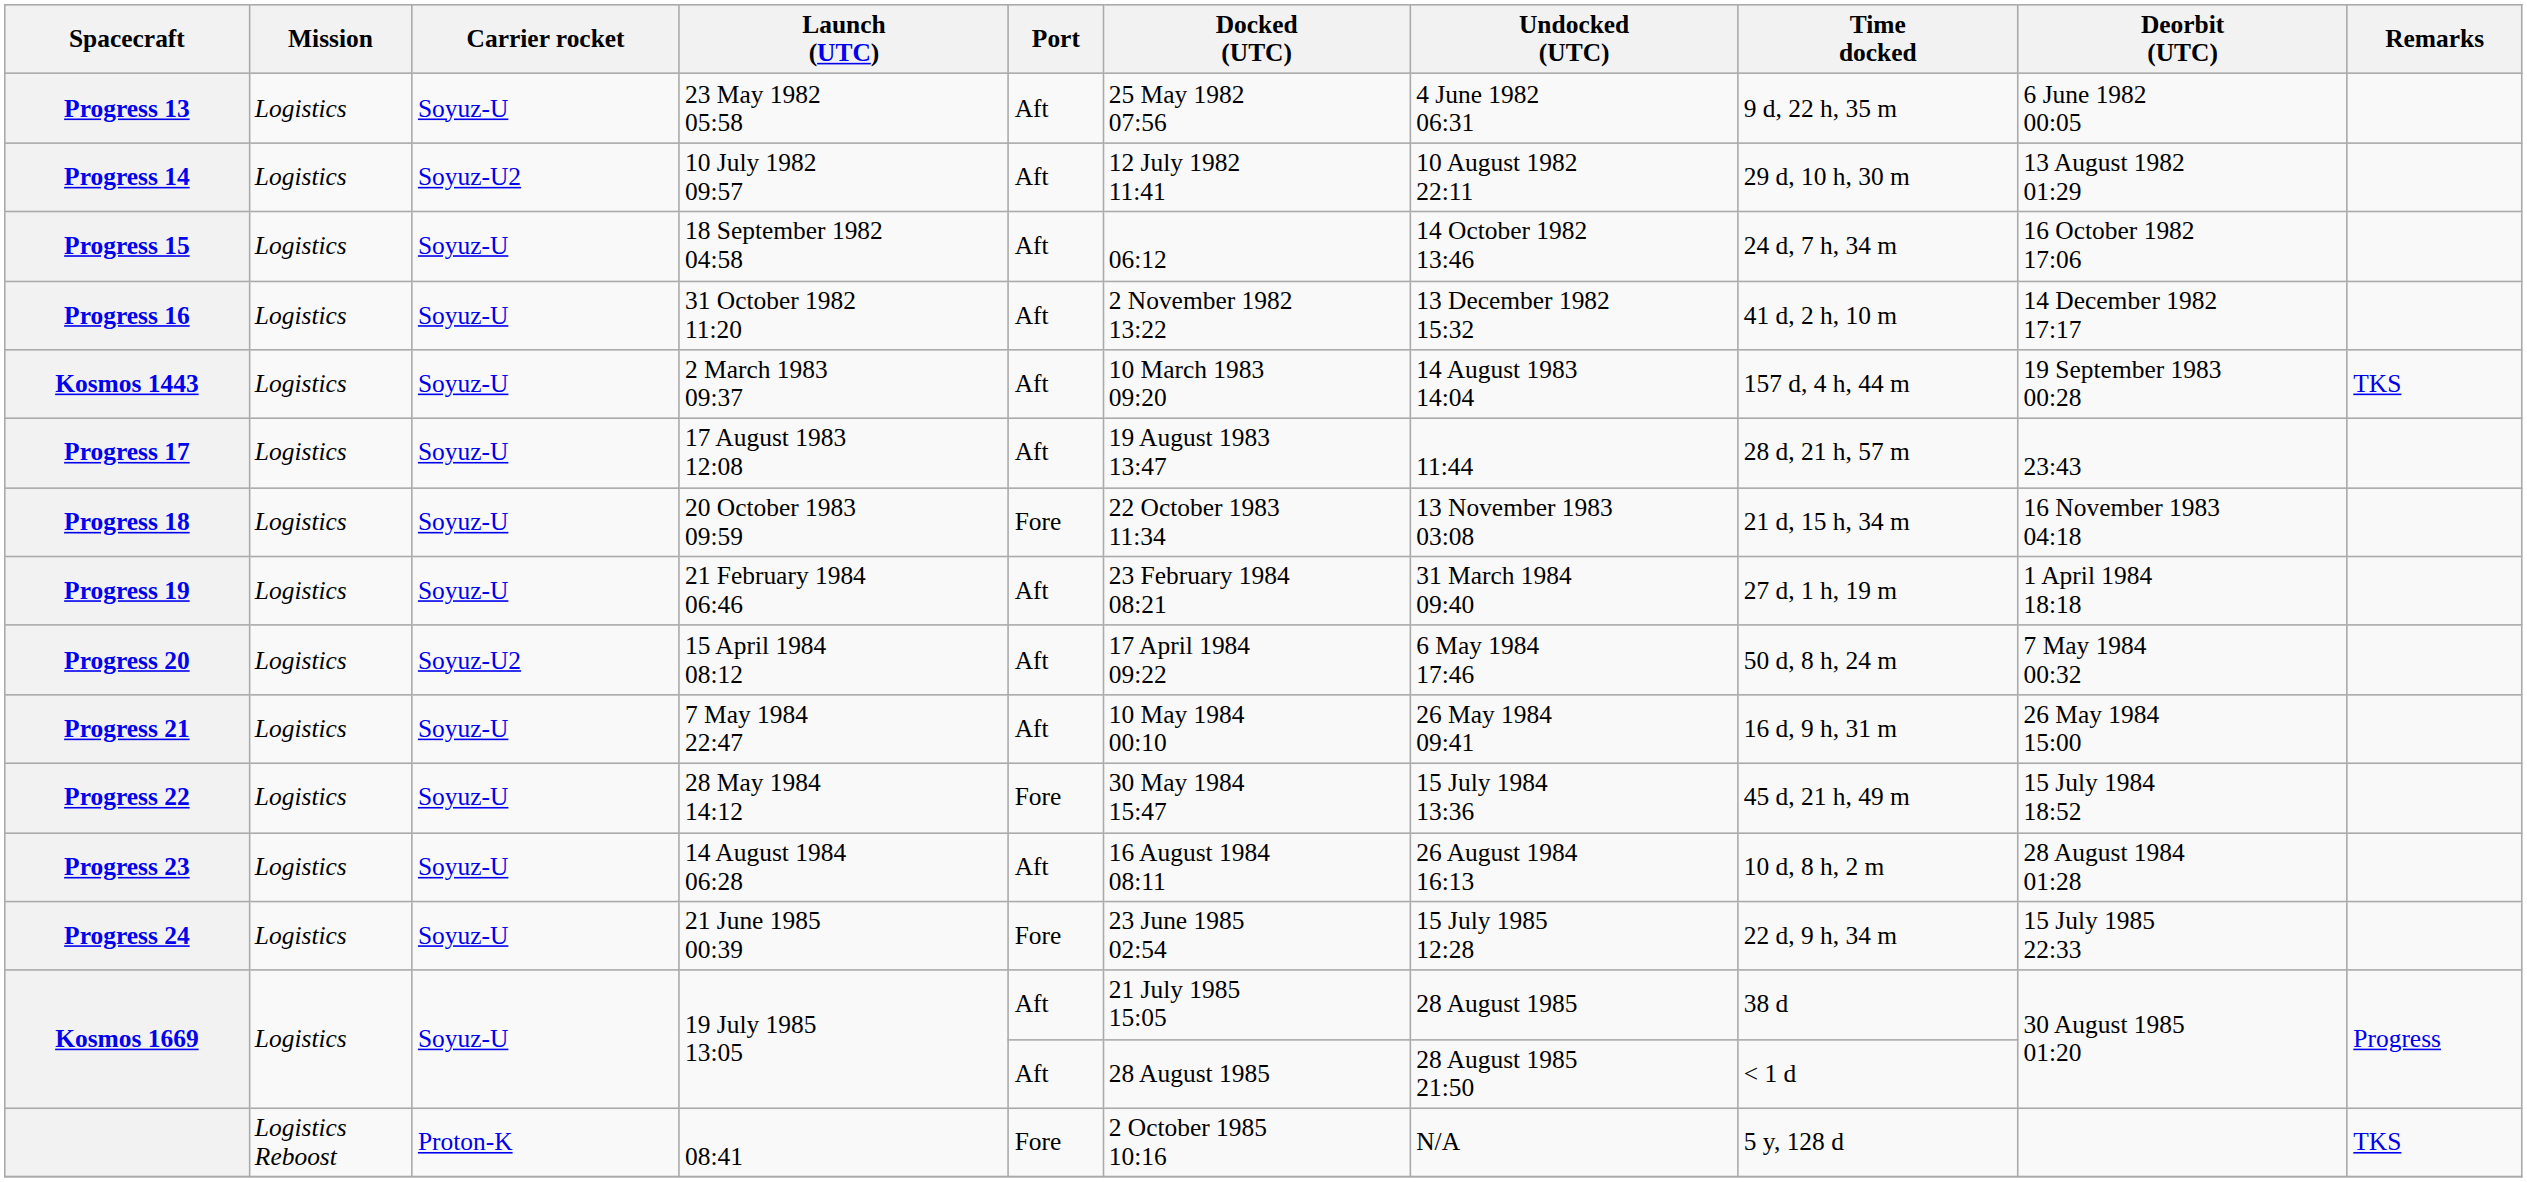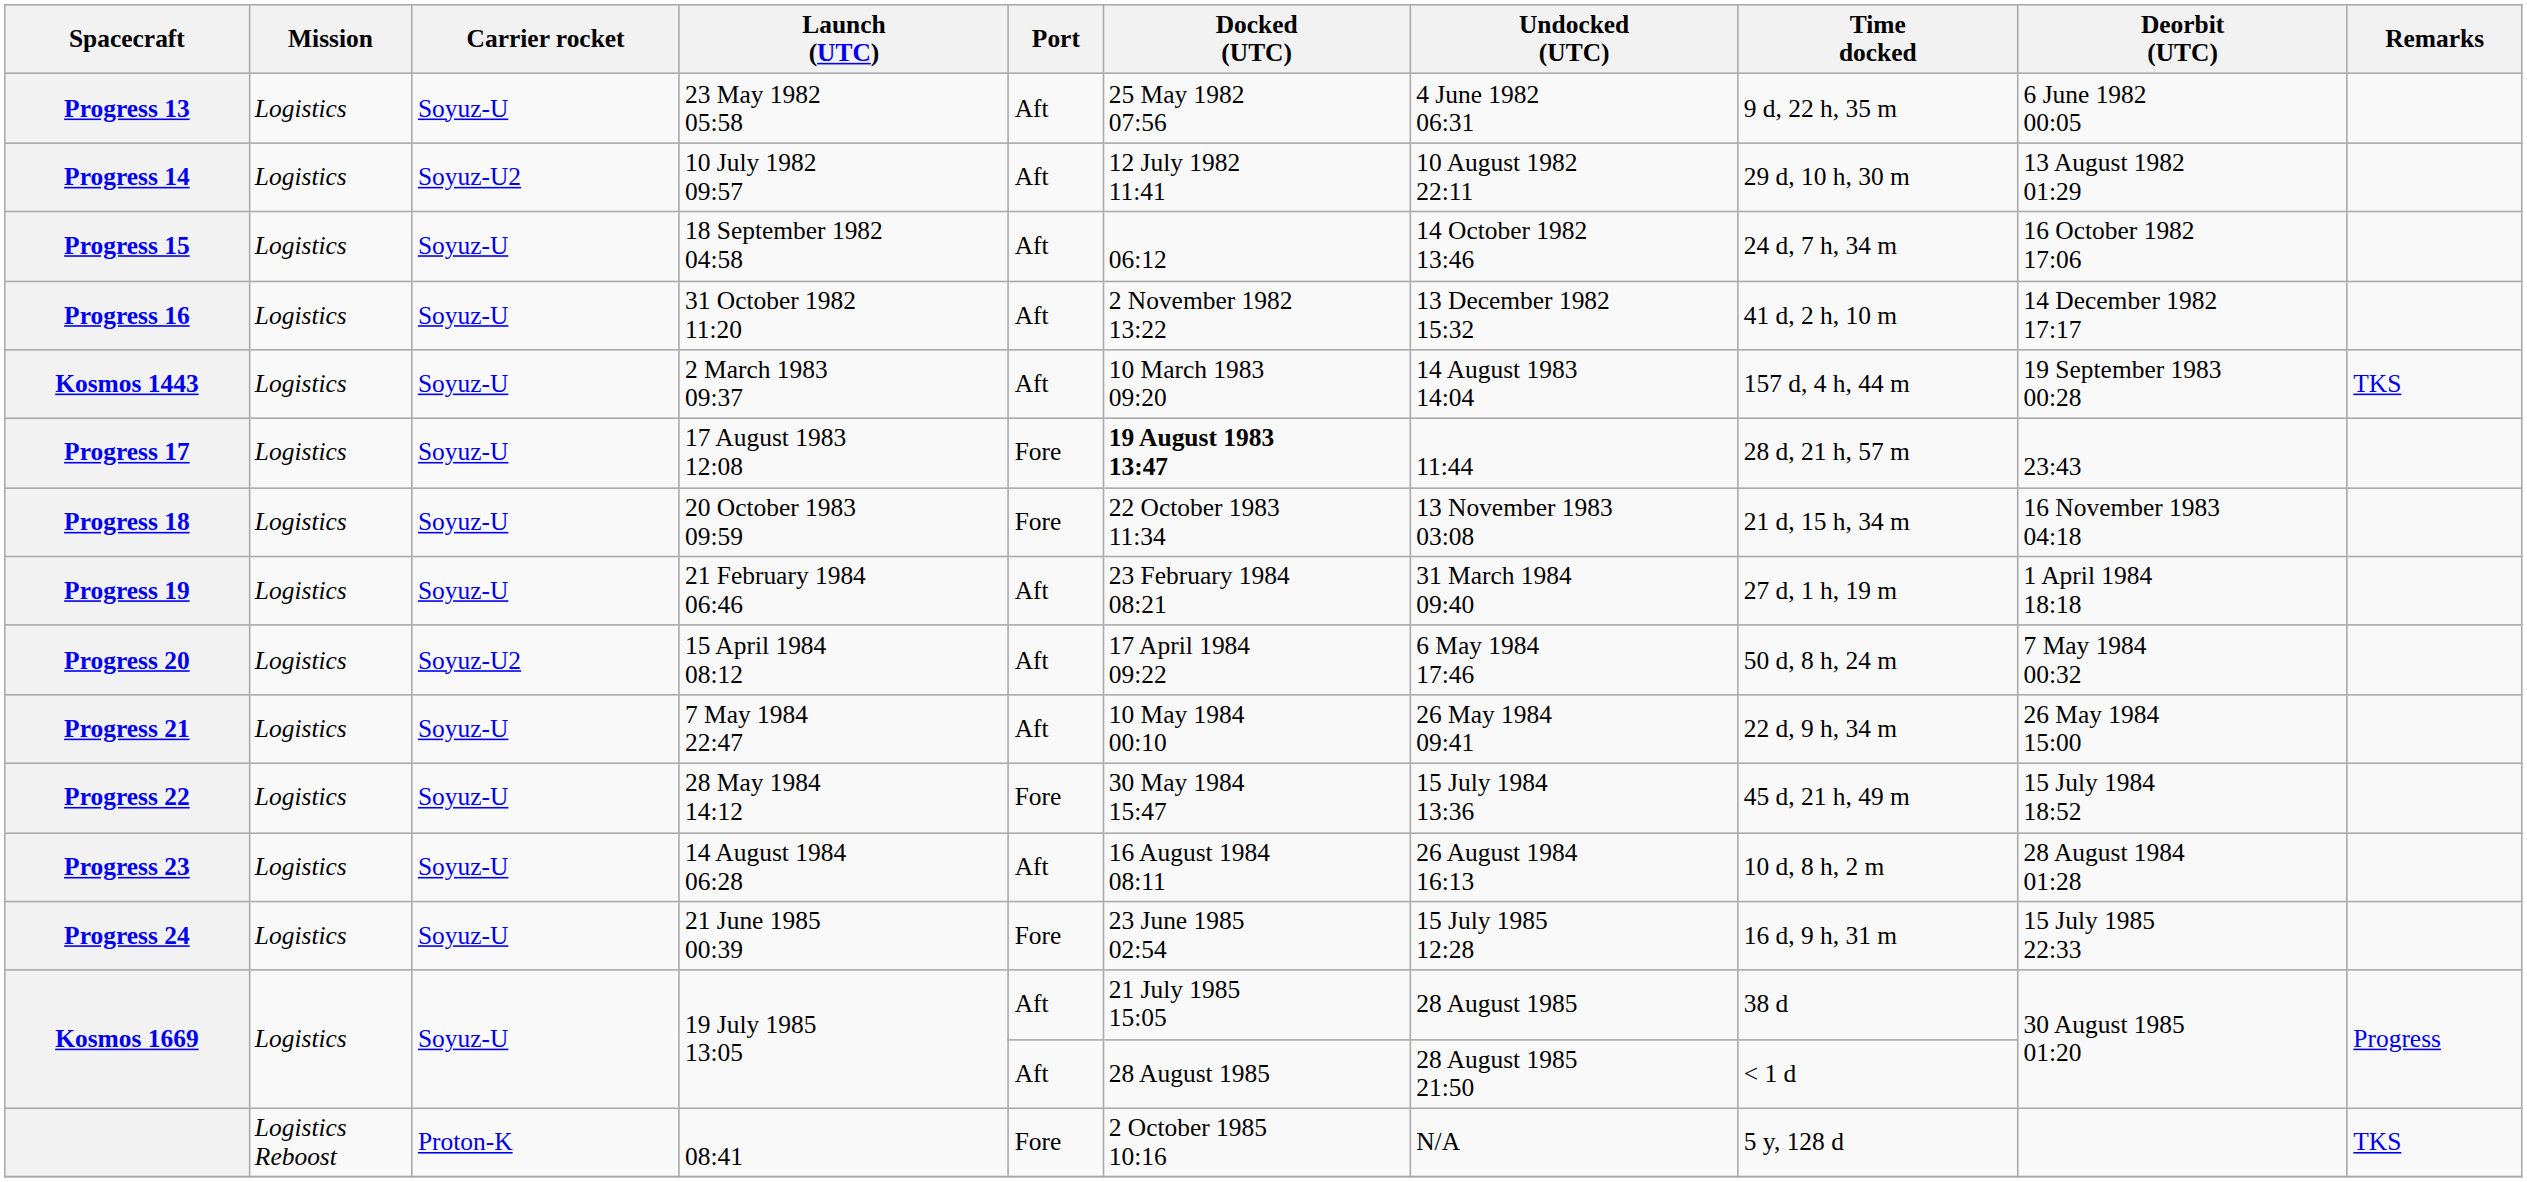(1032, 452) Aft -> (1038, 452) Fore
(1189, 452) normal -> (1191, 452) bold
(1820, 728) 16 d, 9 h, 31 m -> (1820, 728) 22 d, 9 h, 34 m
(1820, 935) 22 d, 9 h, 34 m -> (1820, 935) 16 d, 9 h, 31 m
